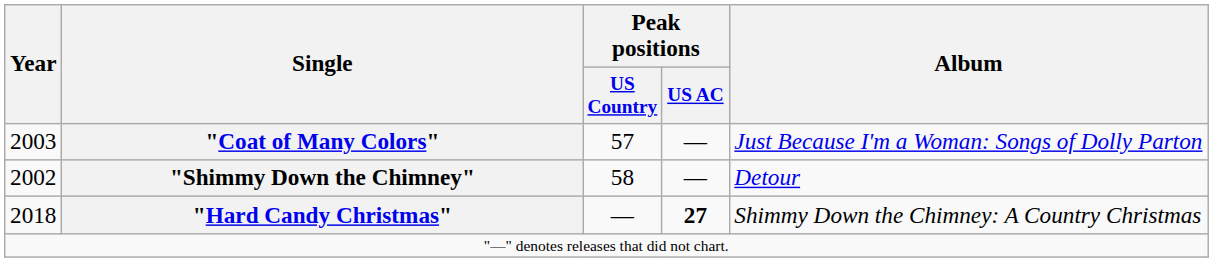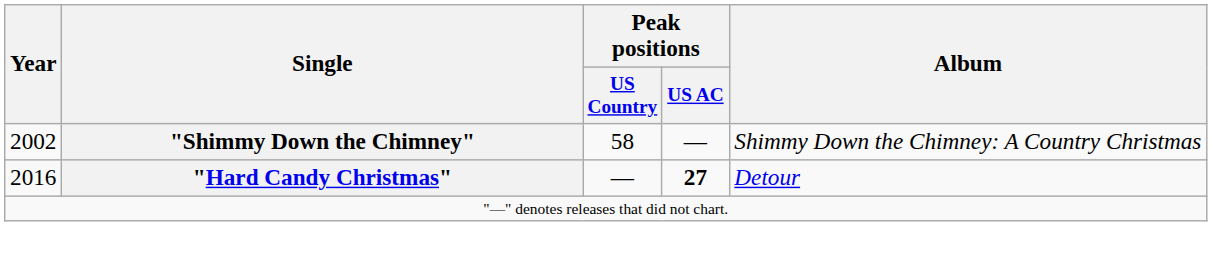- row: (322, 141)
(767, 178) Detour -> (968, 141) Shimmy Down the Chimney: A Country Christmas
(33, 214) 2018 -> (33, 178) 2016
(968, 214) Shimmy Down the Chimney: A Country Christmas -> (767, 178) Detour
